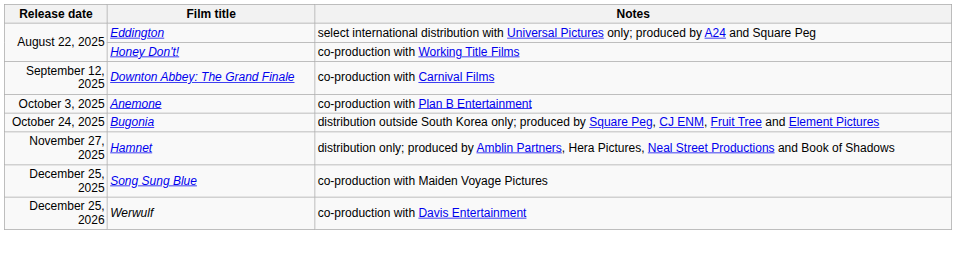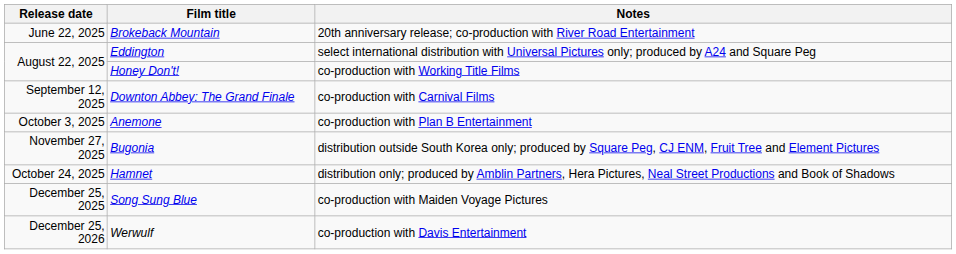+ row: (165, 33)
(58, 122) October 24, 2025 -> (67, 148) November 27, 2025
(67, 148) November 27, 2025 -> (58, 174) October 24, 2025
